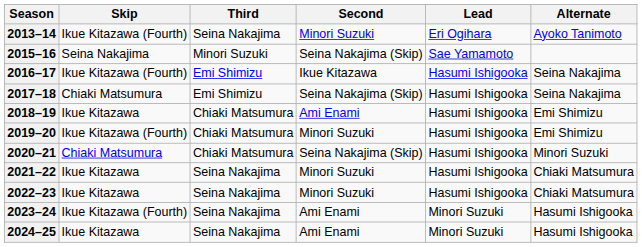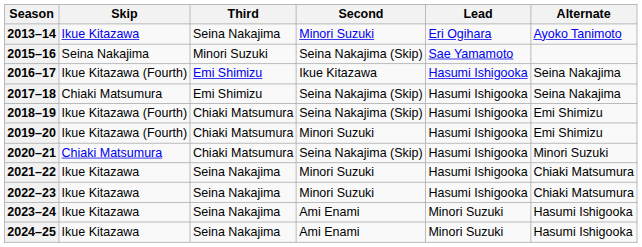(124, 34) Ikue Kitazawa (Fourth) -> (100, 34) Ikue Kitazawa
(100, 113) Ikue Kitazawa -> (124, 113) Ikue Kitazawa (Fourth)
(329, 113) Ami Enami -> (361, 113) Seina Nakajima (Skip)
(124, 212) Ikue Kitazawa (Fourth) -> (100, 212) Ikue Kitazawa
